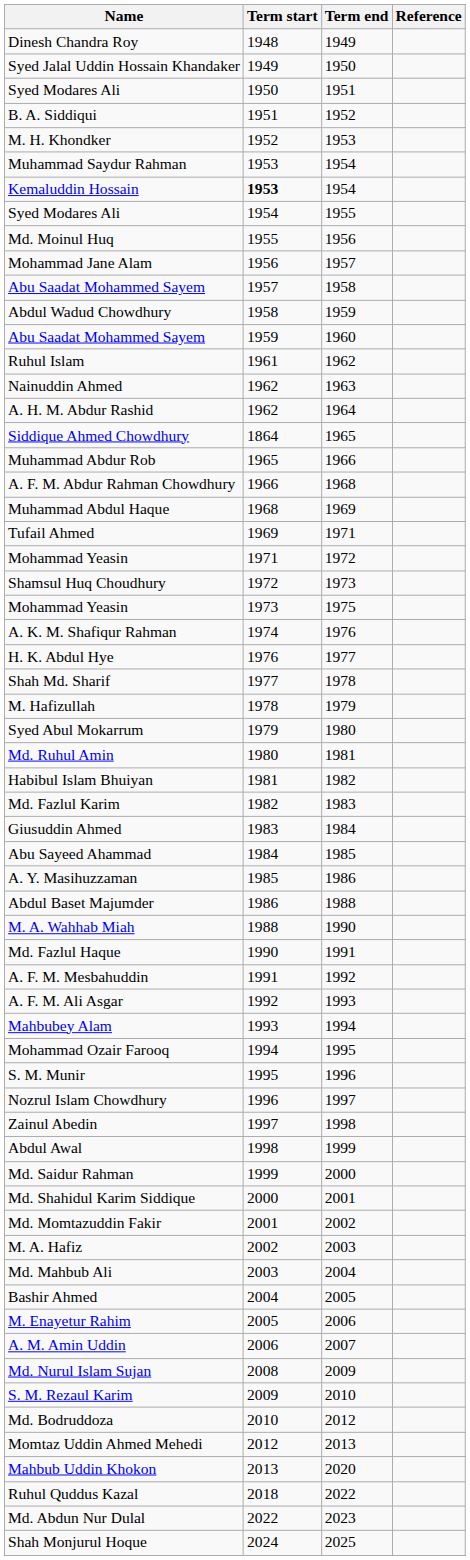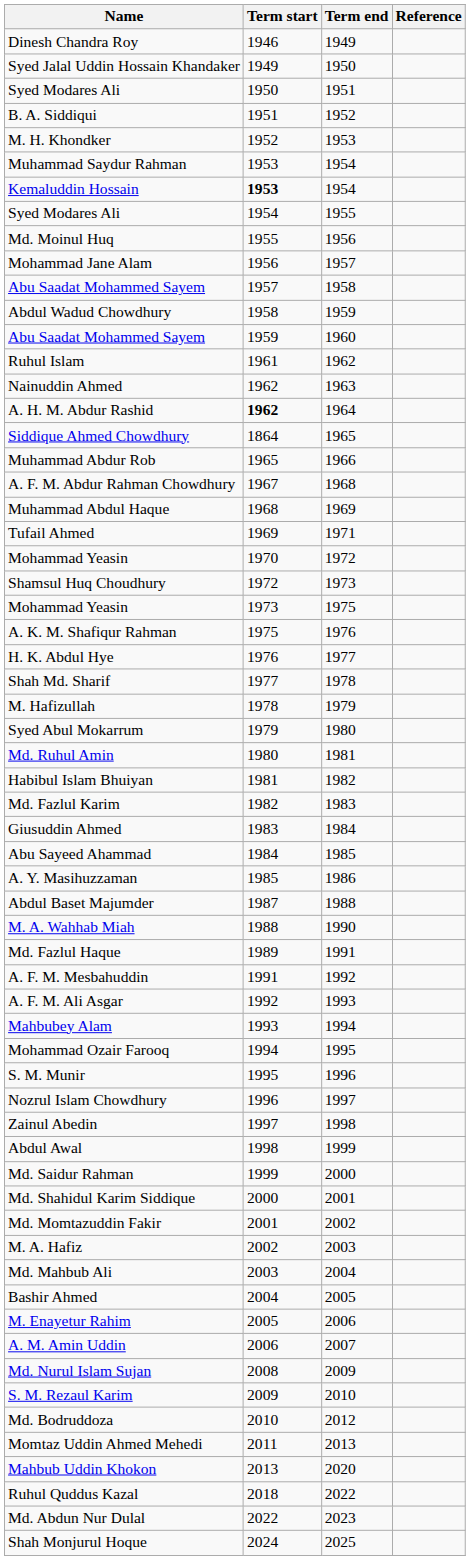(263, 41) 1948 -> (263, 41) 1946
(263, 410) normal -> (263, 410) bold
(263, 484) 1966 -> (263, 484) 1967
(263, 558) 1971 -> (263, 558) 1970
(263, 632) 1974 -> (263, 632) 1975
(263, 902) 1986 -> (263, 902) 1987
(263, 952) 1990 -> (263, 952) 1989
(263, 1444) 2012 -> (262, 1444) 2011
